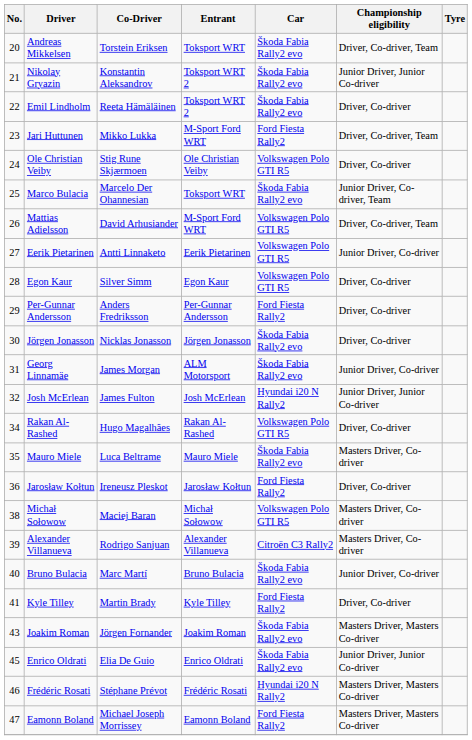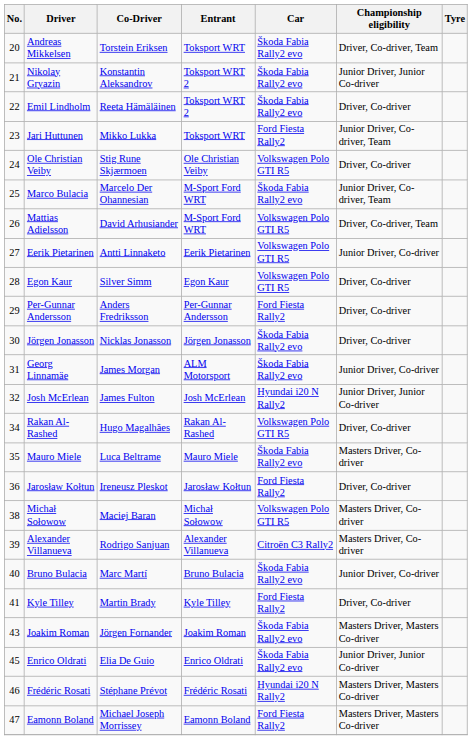(212, 135) M-Sport Ford WRT -> (214, 135) Toksport WRT
(388, 135) Driver, Co-driver, Team -> (377, 135) Junior Driver, Co-driver, Team
(214, 193) Toksport WRT -> (212, 193) M-Sport Ford WRT
